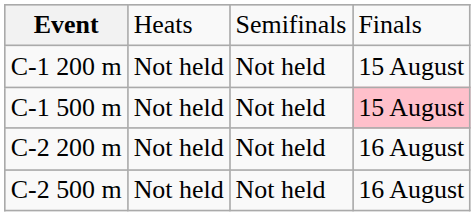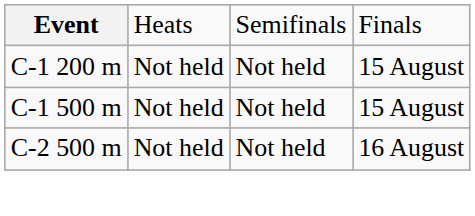(411, 107) pink background -> (411, 107) no background
- row: (66, 148)
